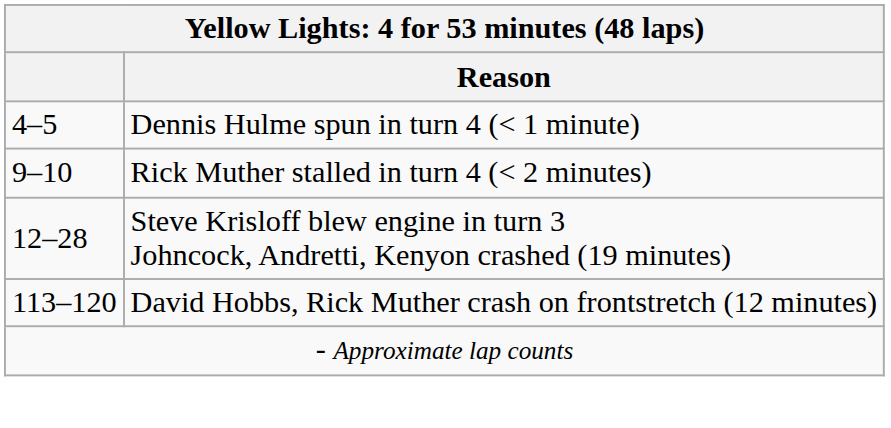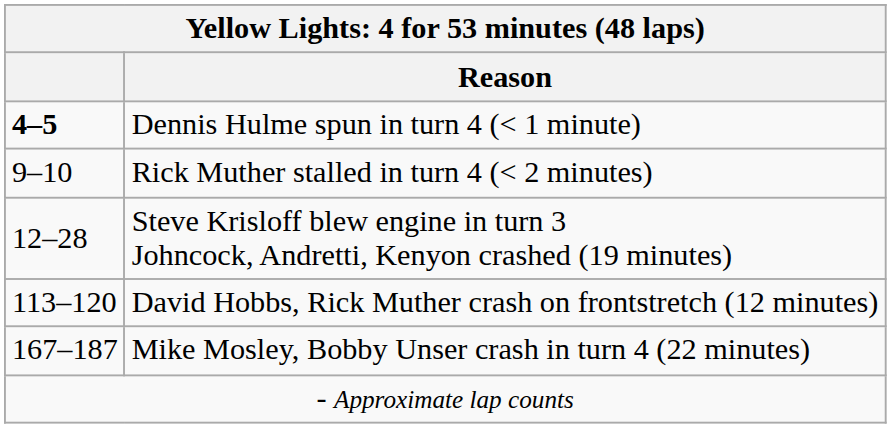(35, 124) normal -> (35, 124) bold
+ row: (471, 350)
